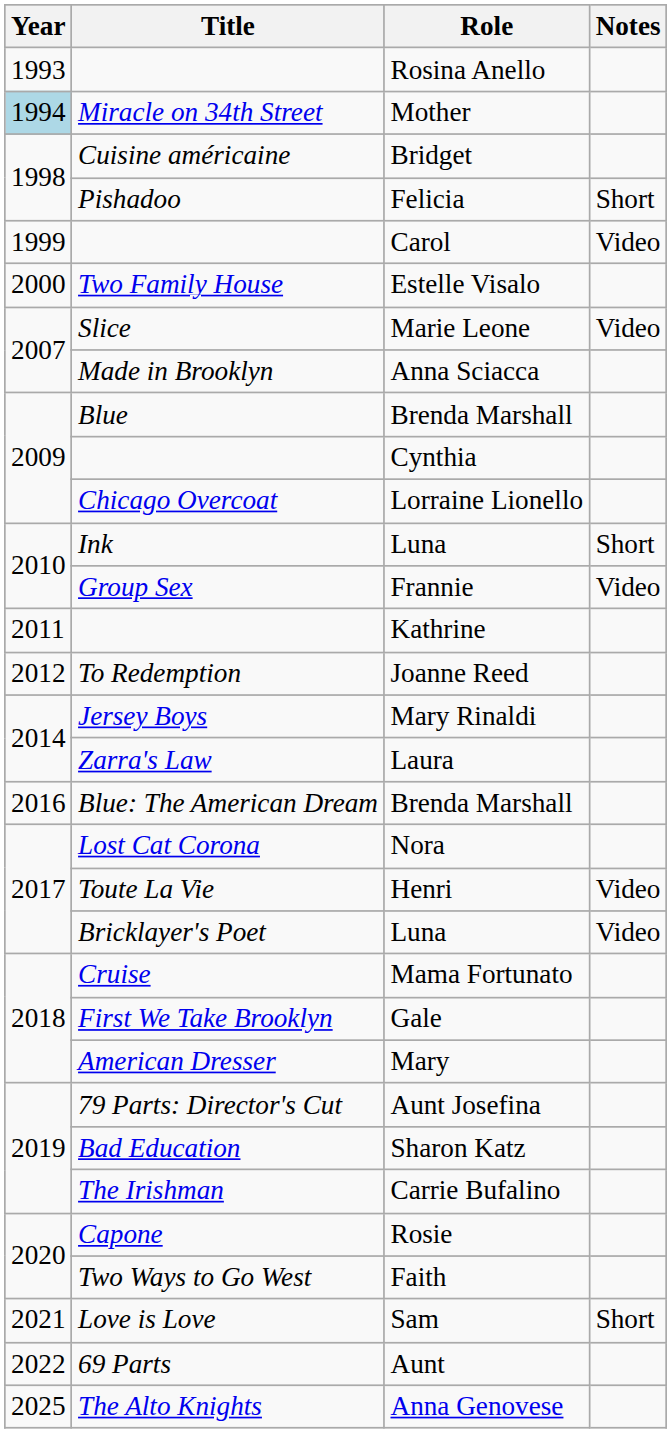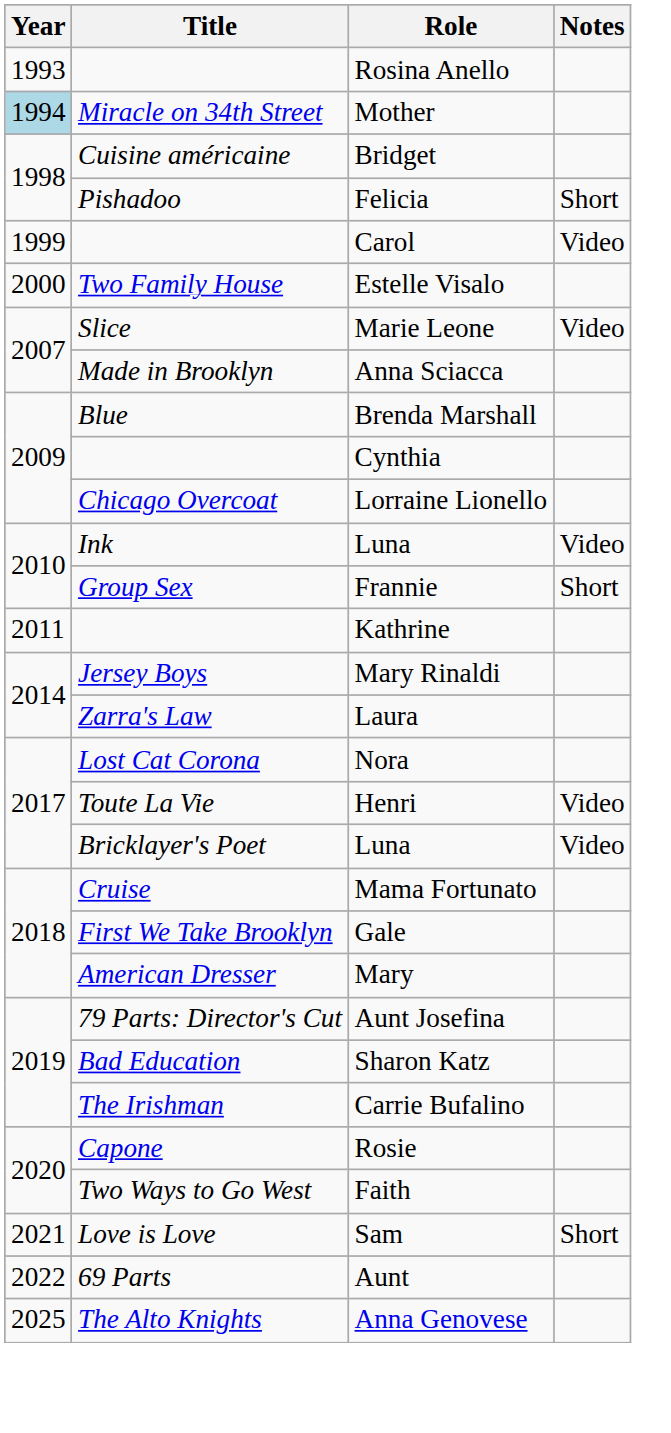(625, 543) Short -> (592, 543) Video
(628, 586) Video -> (589, 586) Short
- row: (160, 673)
- row: (228, 802)
